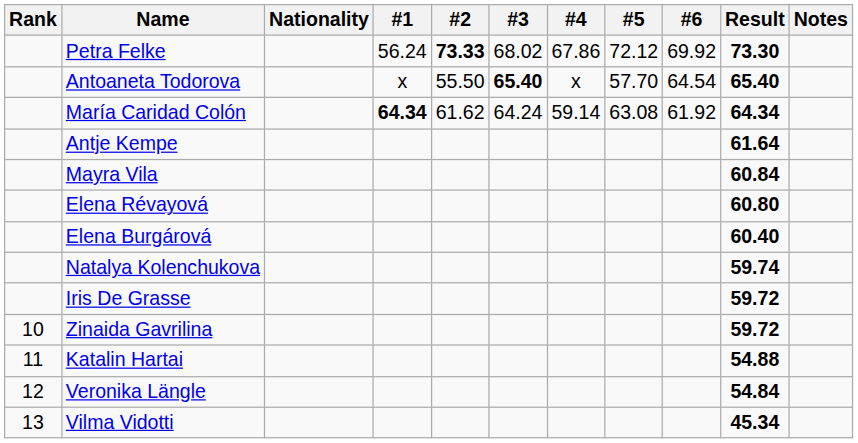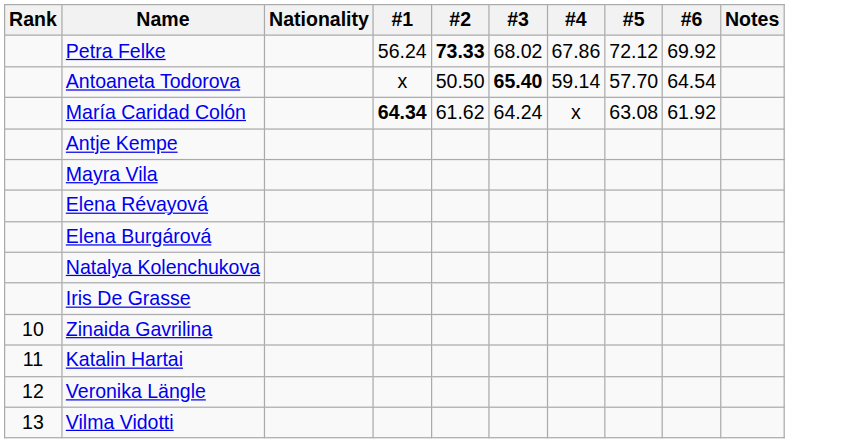- column: (755, 19)
(460, 81) 55.50 -> (460, 81) 50.50
(576, 81) x -> (576, 81) 59.14
(576, 112) 59.14 -> (576, 112) x
